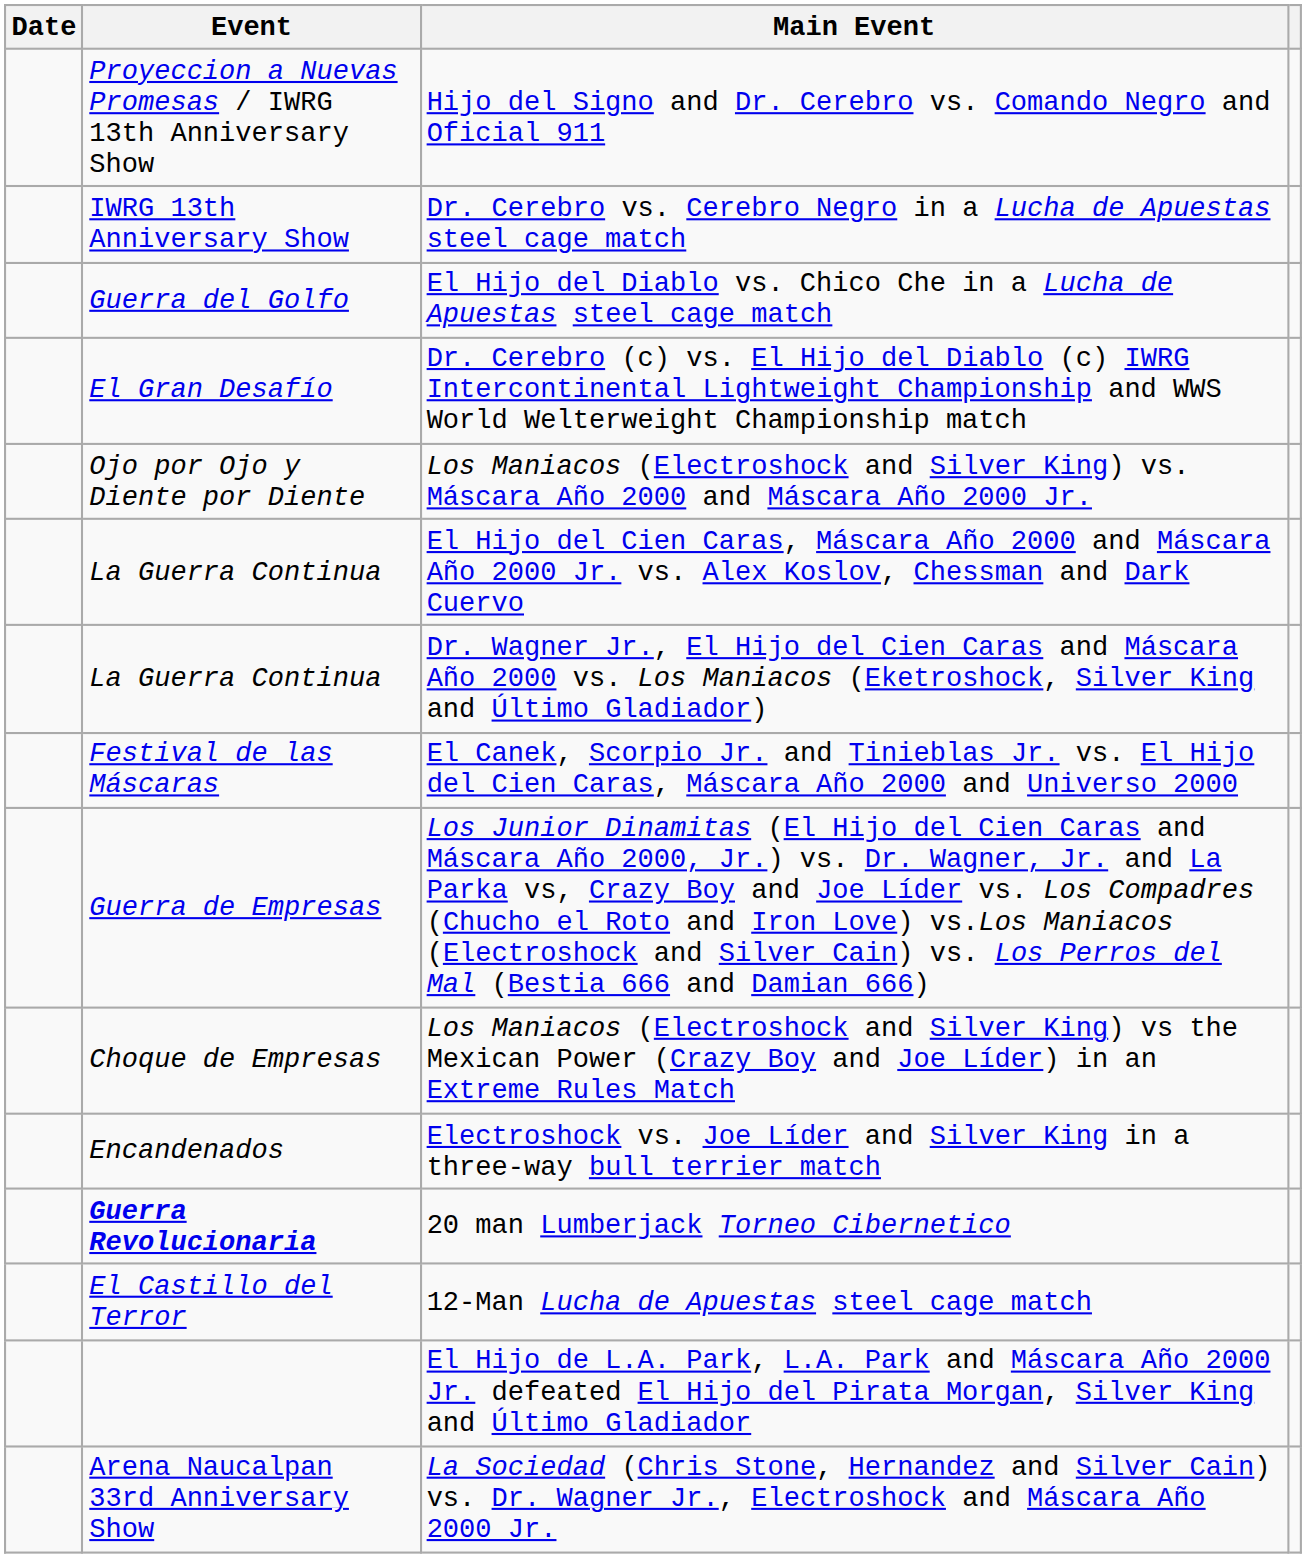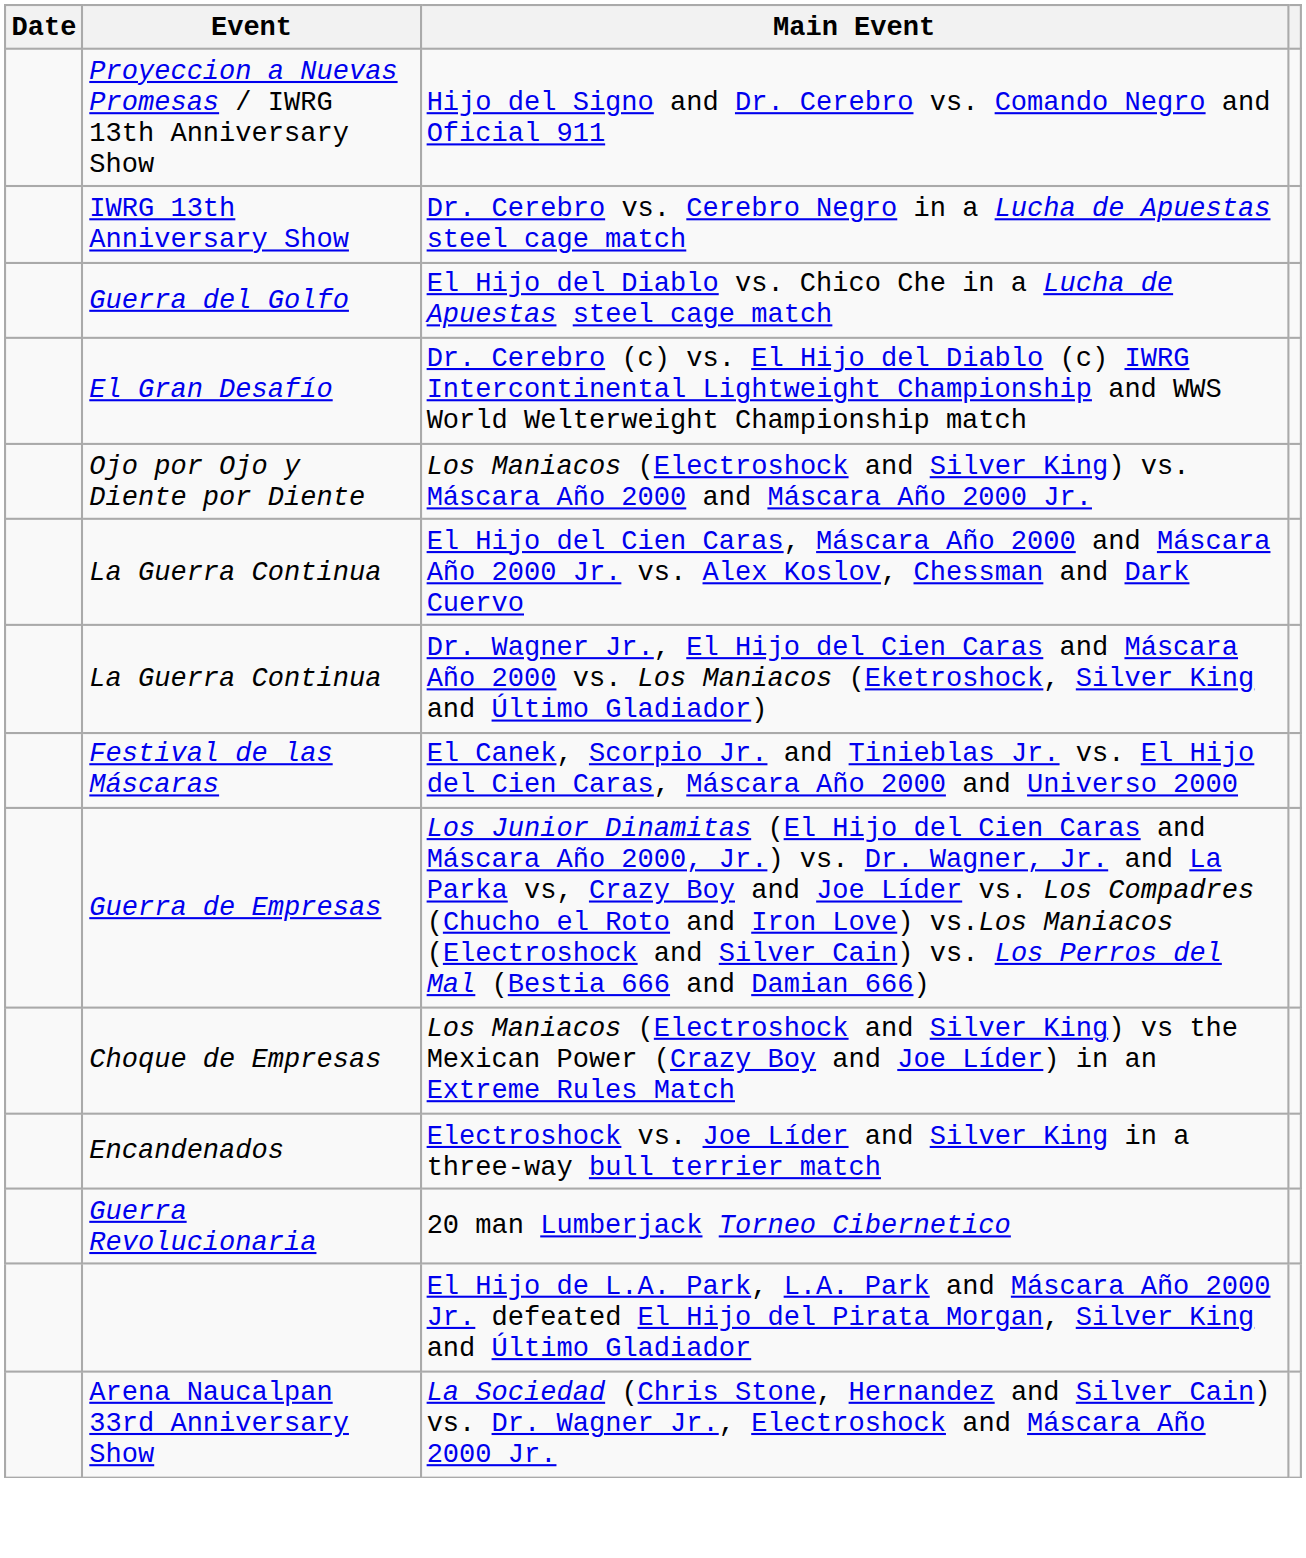(203, 1227) bold -> (203, 1227) normal
- row: (759, 1302)
